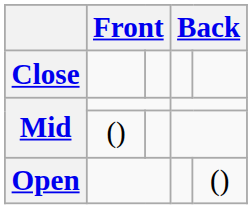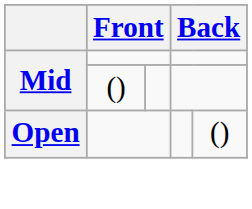- row: (46, 73)
